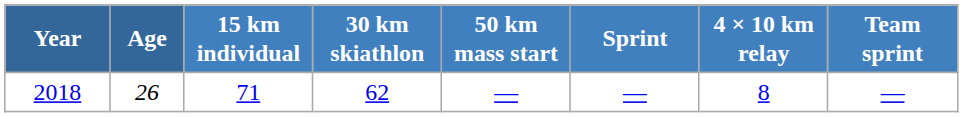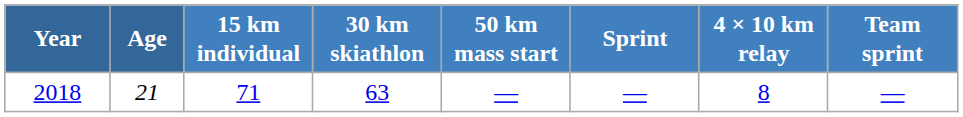(147, 91) 26 -> (147, 91) 21
(377, 91) 62 -> (377, 91) 63
